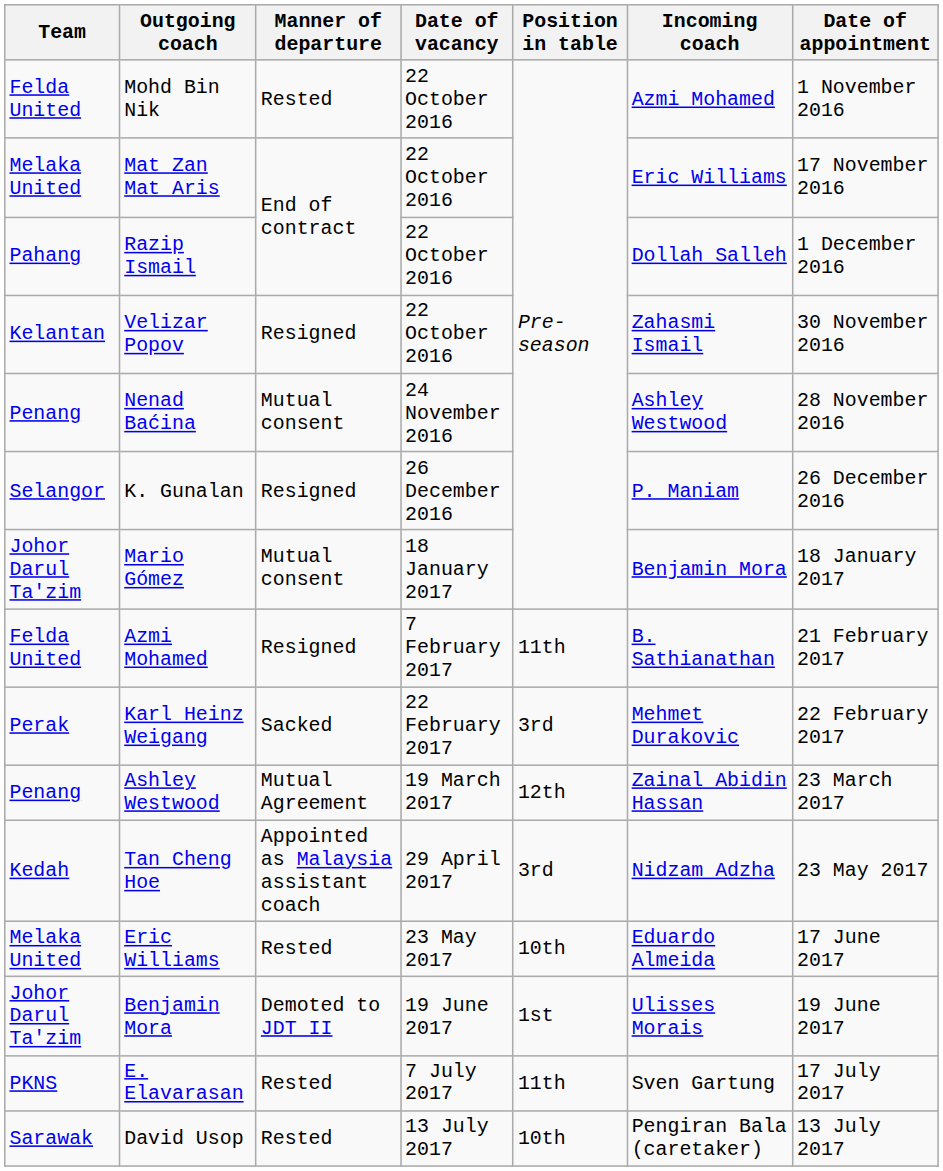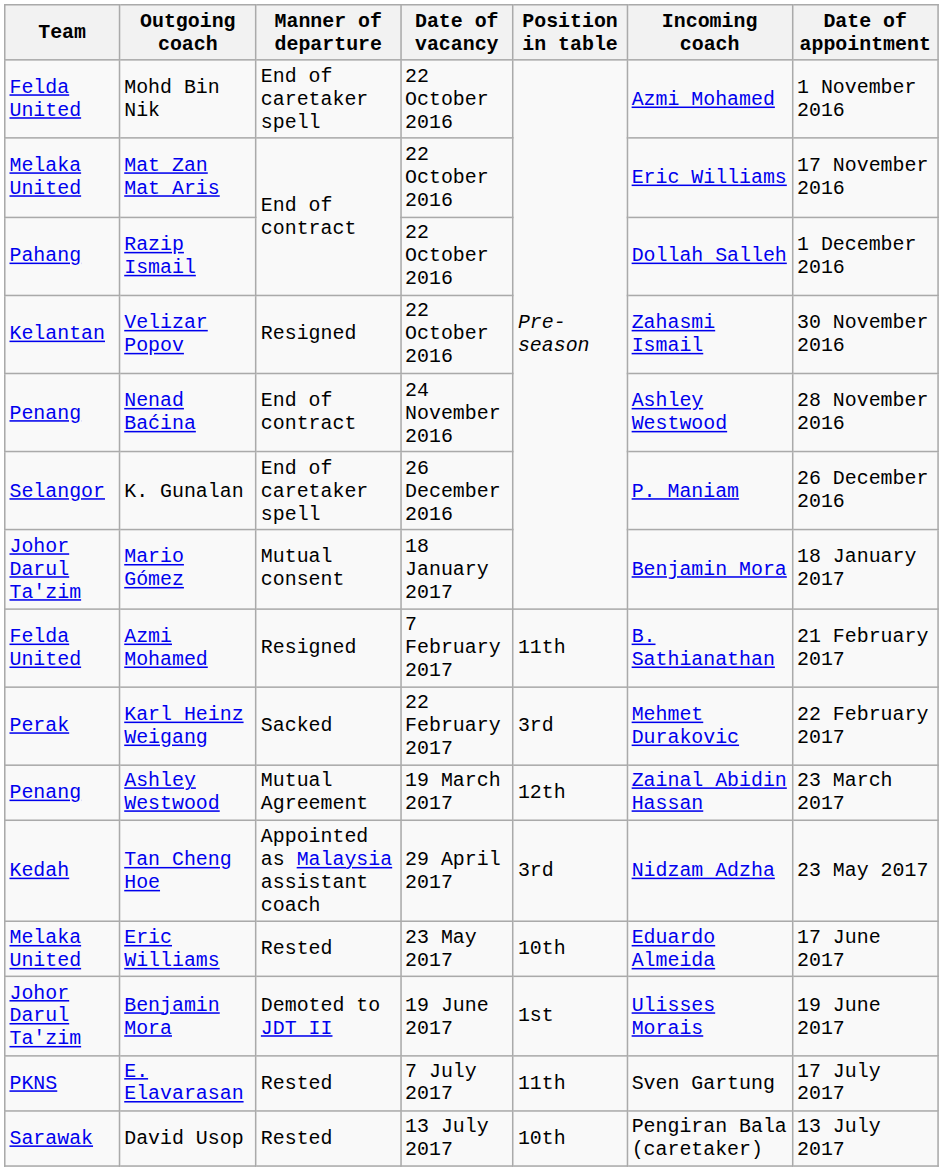(297, 99) Rested -> (315, 99) End of caretaker spell
(303, 413) Mutual consent -> (309, 413) End of contract
(309, 491) Resigned -> (315, 491) End of caretaker spell
